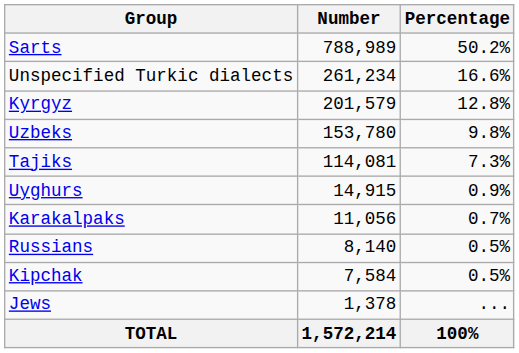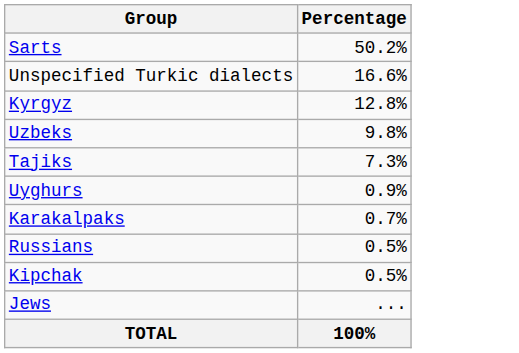- column: (349, 19)
